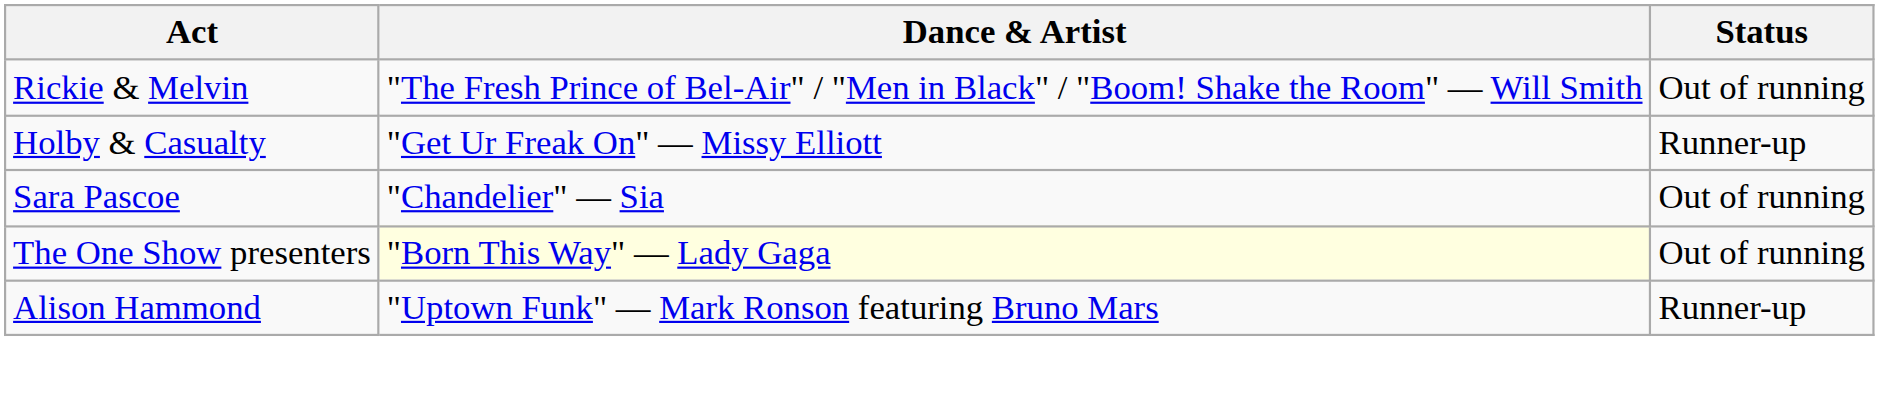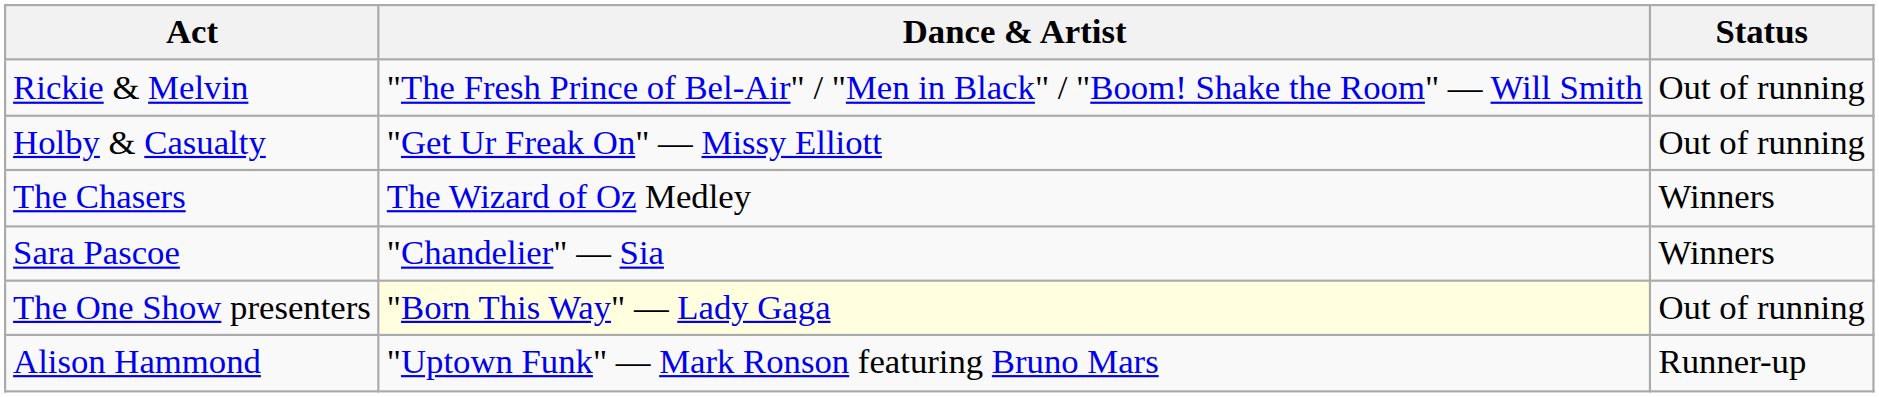(1732, 142) Runner-up -> (1762, 142) Out of running
+ row: (99, 197)
(1762, 197) Out of running -> (1717, 252) Winners
